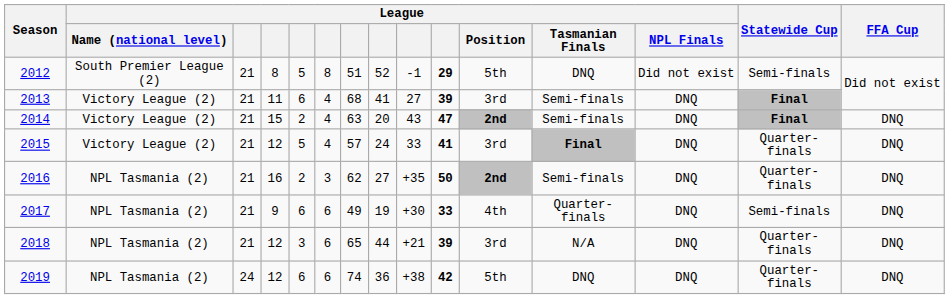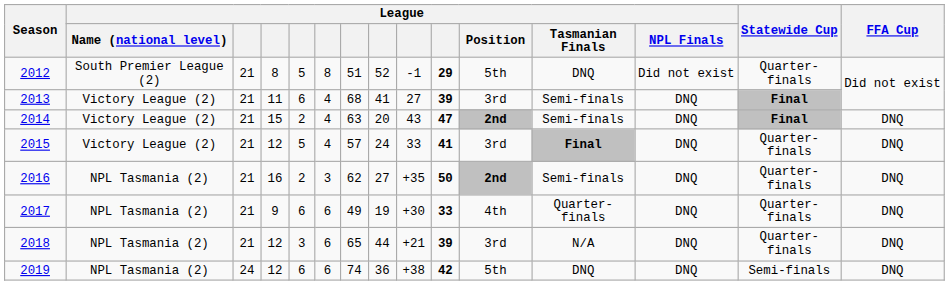(789, 74) Semi-finals -> (789, 74) Quarter-finals
(789, 211) Semi-finals -> (789, 211) Quarter-finals
(789, 277) Quarter-finals -> (789, 270) Semi-finals
